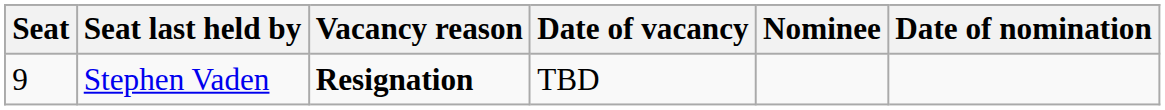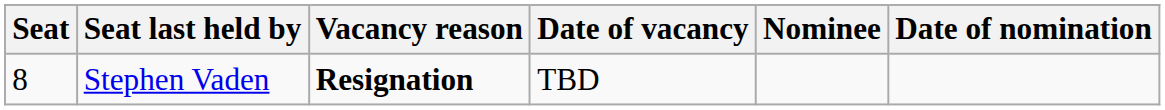(20, 78) 9 -> (20, 78) 8
